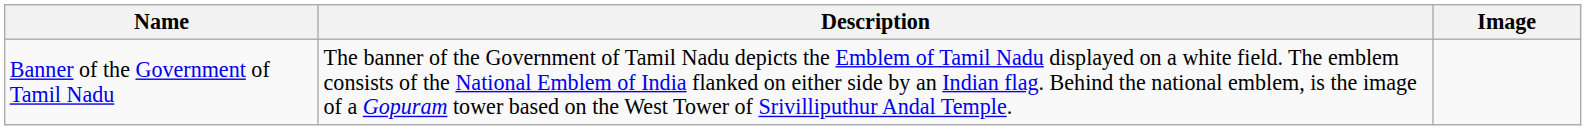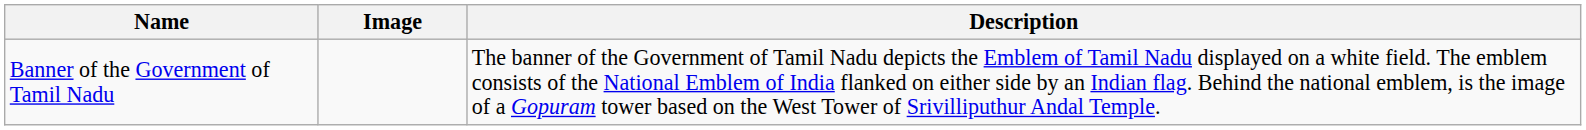columns swapped: (1507, 22) <-> (876, 22)
